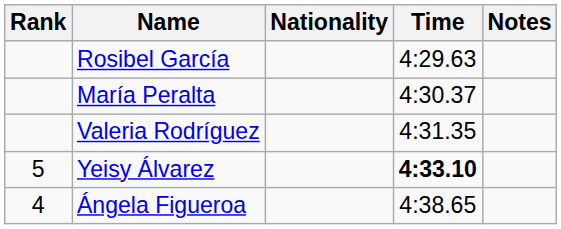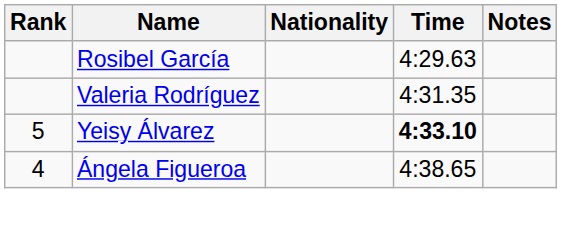- row: (146, 95)
